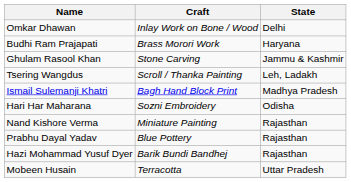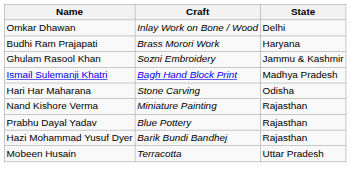(169, 59) Stone Carving -> (176, 59) Sozni Embroidery
- row: (45, 75)
(176, 106) Sozni Embroidery -> (169, 91) Stone Carving
